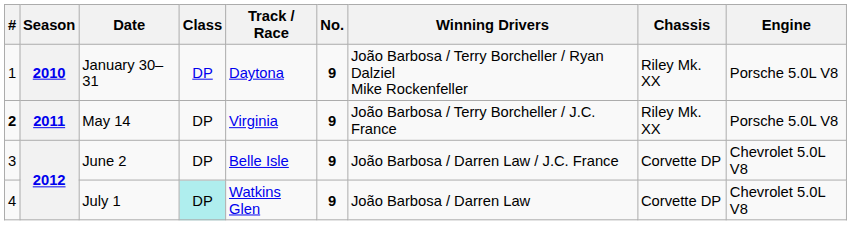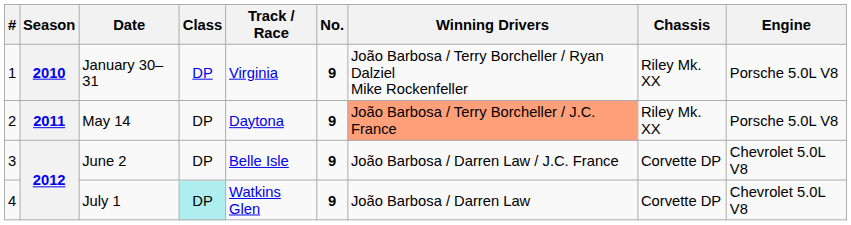(256, 73) Daytona -> (253, 73) Virginia
(12, 121) bold -> (12, 121) normal
(253, 121) Virginia -> (256, 121) Daytona
(473, 121) no background -> (473, 121) lightsalmon background
